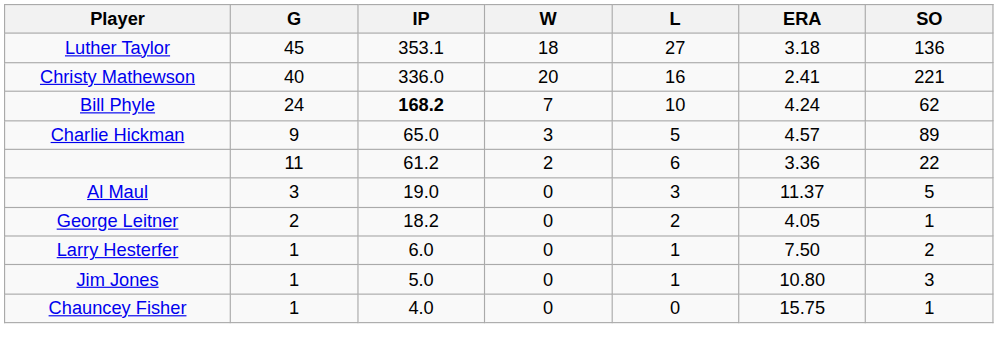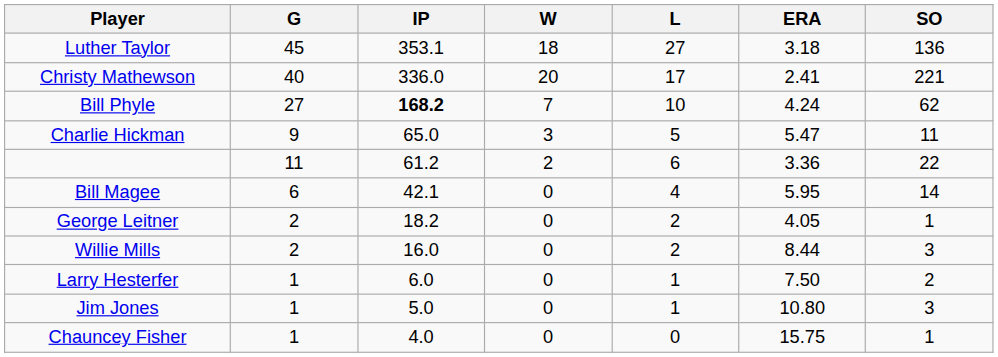(675, 76) 16 -> (675, 76) 17
(294, 105) 24 -> (294, 105) 27
(802, 134) 4.57 -> (802, 134) 5.47
(929, 134) 89 -> (929, 134) 11
+ row: (118, 192)
- row: (118, 192)
+ row: (118, 250)
